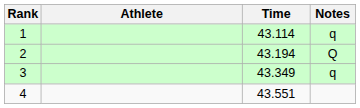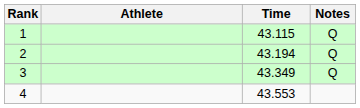(276, 34) 43.114 -> (276, 34) 43.115
(333, 34) q -> (333, 34) Q
(333, 73) q -> (333, 73) Q
(276, 93) 43.551 -> (276, 93) 43.553
